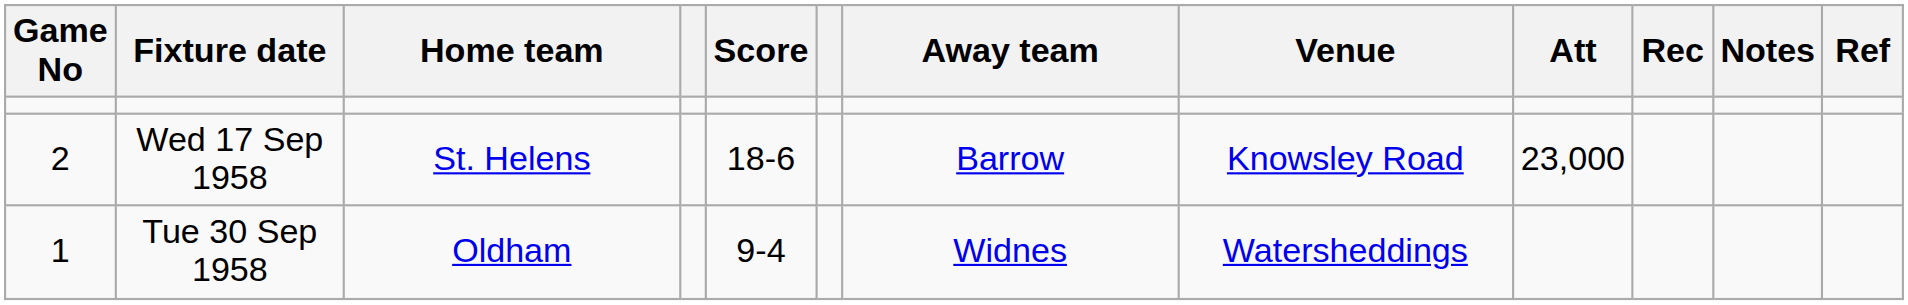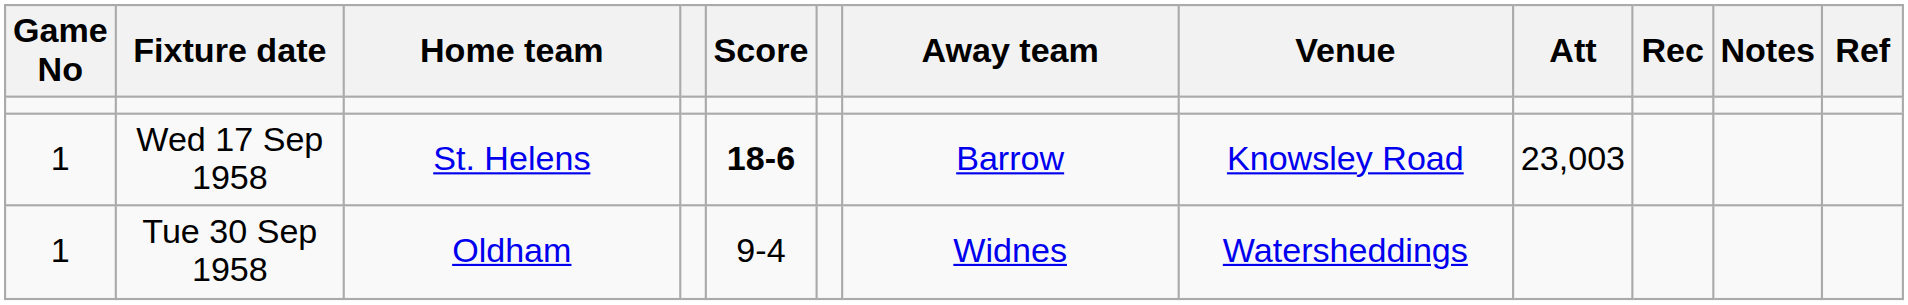(60, 158) 2 -> (60, 158) 1
(761, 158) normal -> (761, 158) bold
(1573, 158) 23,000 -> (1573, 158) 23,003
